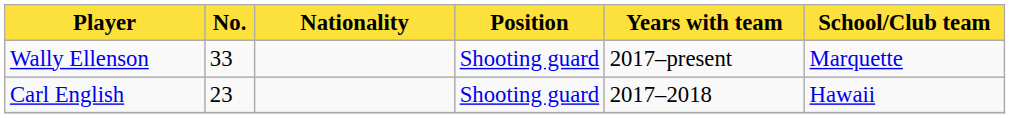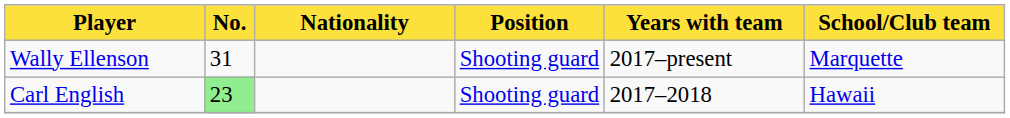(221, 58) 33 -> (221, 58) 31
(221, 94) no background -> (221, 94) lightgreen background
